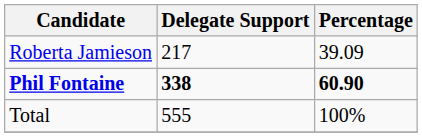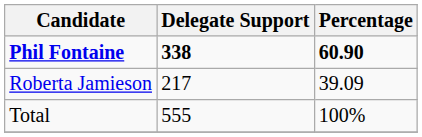rows swapped: (67, 83) <-> (81, 52)
